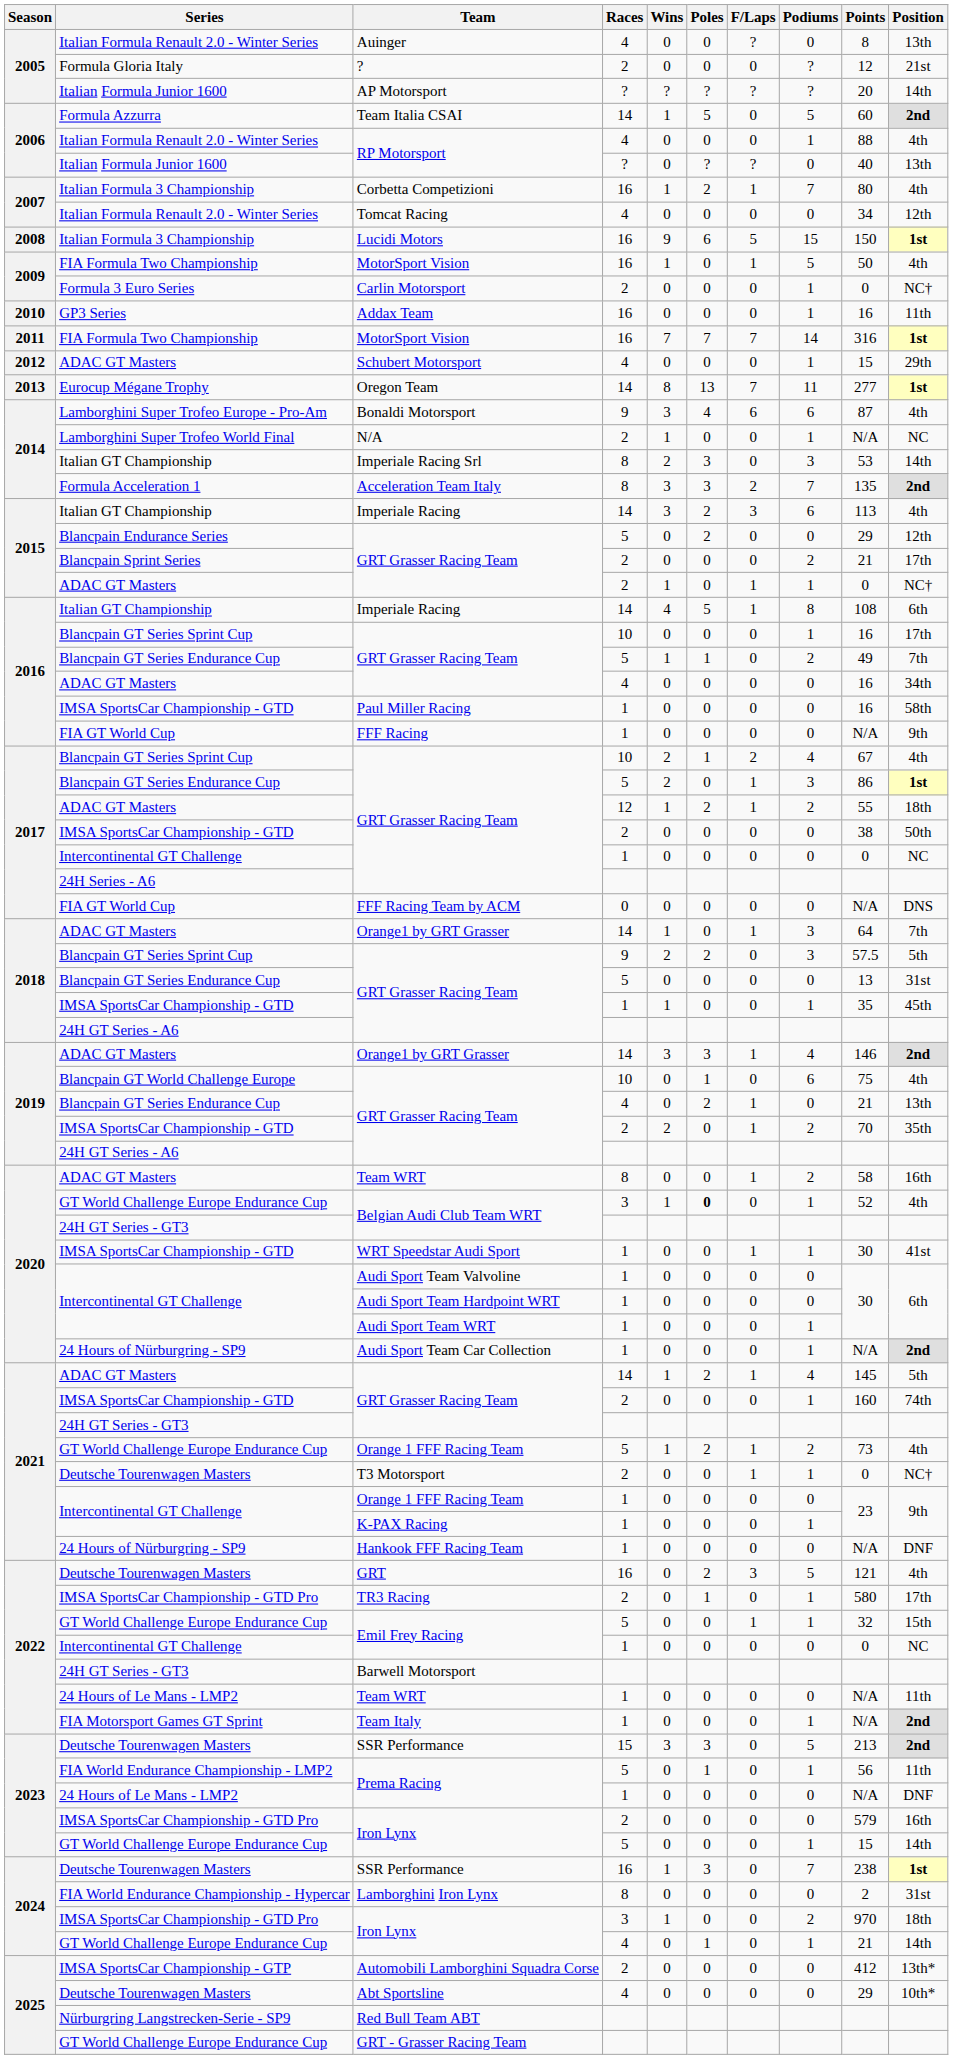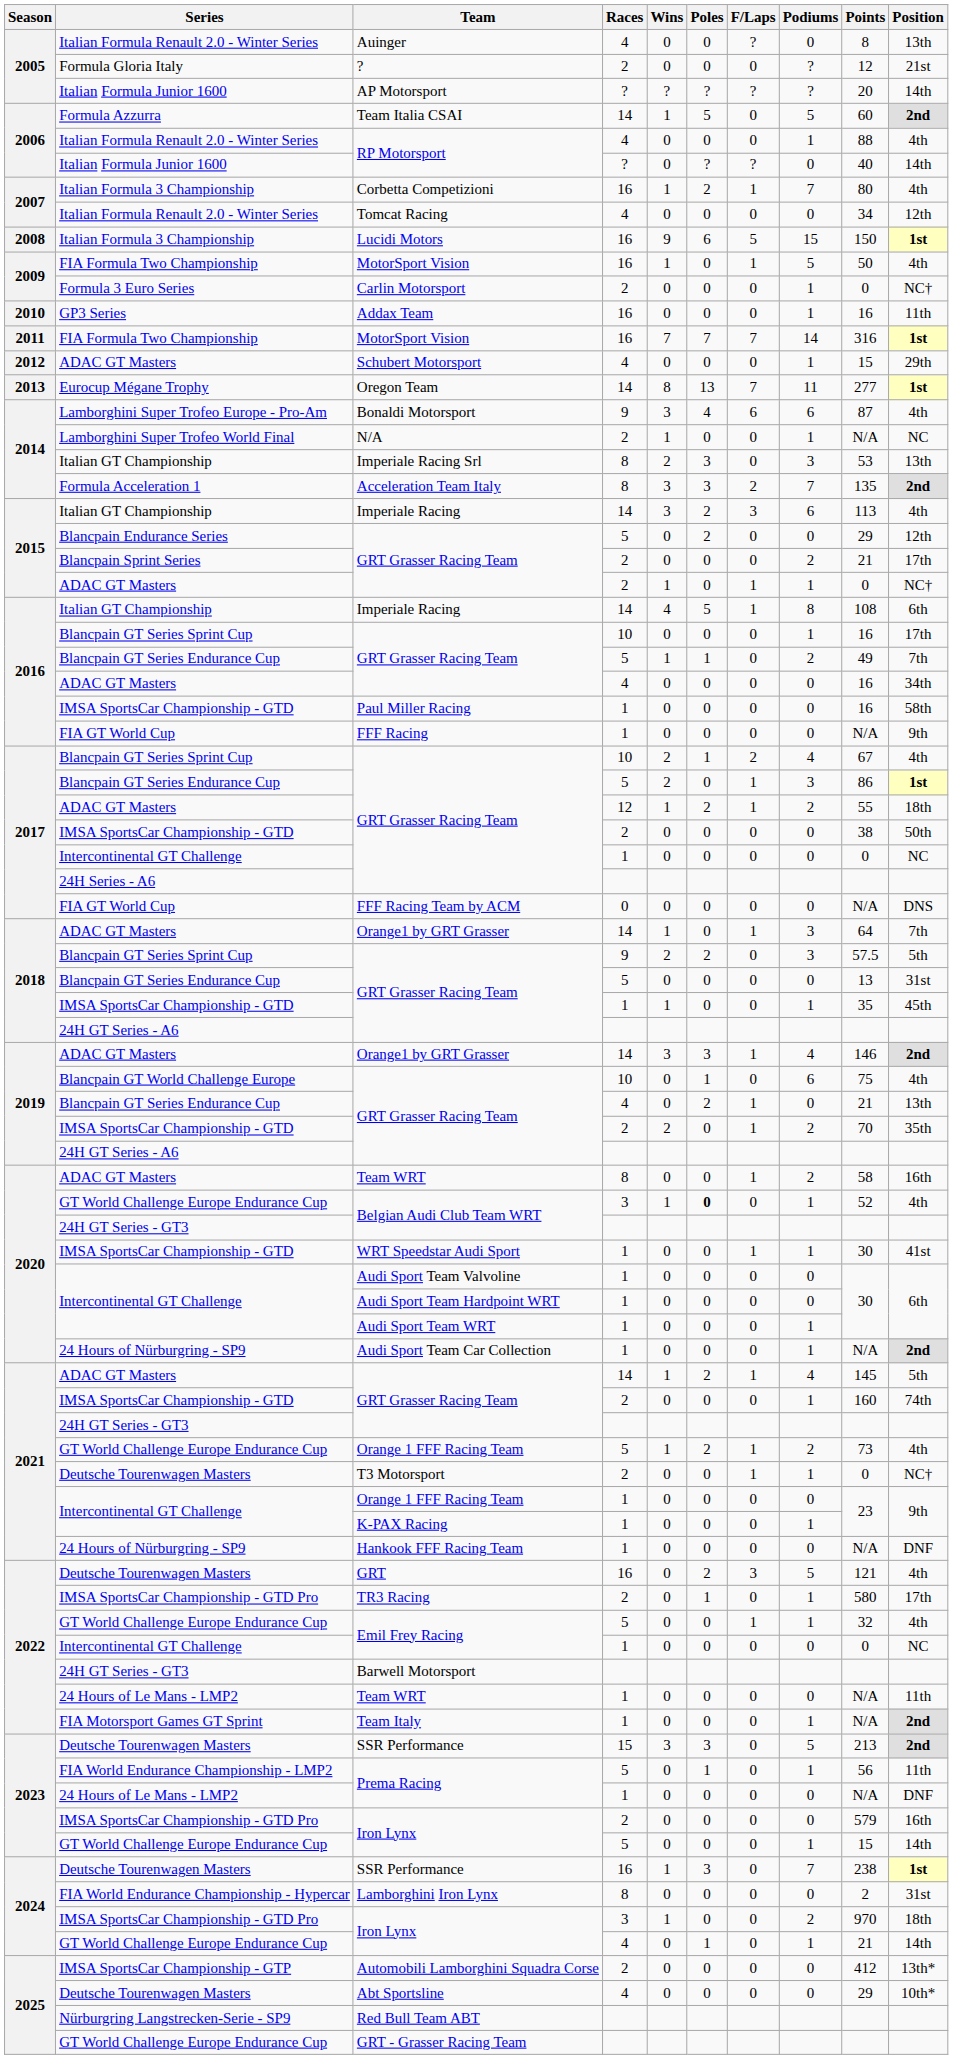(918, 165) 13th -> (918, 165) 14th
(918, 461) 14th -> (918, 461) 13th
(918, 1622) 15th -> (918, 1622) 4th
